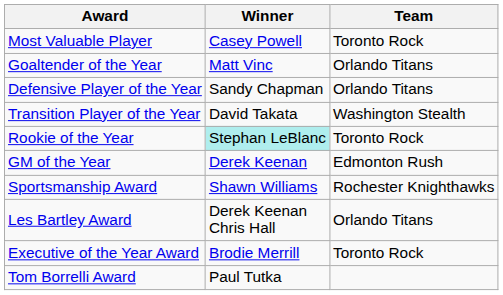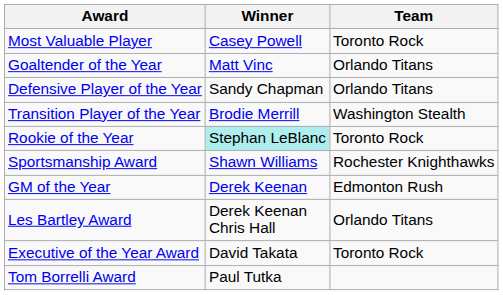(253, 114) David Takata -> (254, 114) Brodie Merrill
rows swapped: (83, 187) <-> (59, 162)
(254, 253) Brodie Merrill -> (253, 253) David Takata
